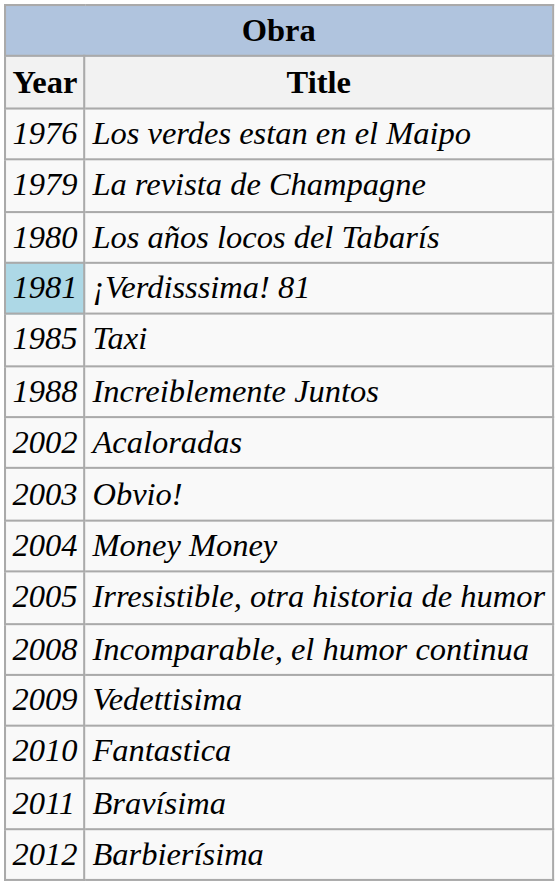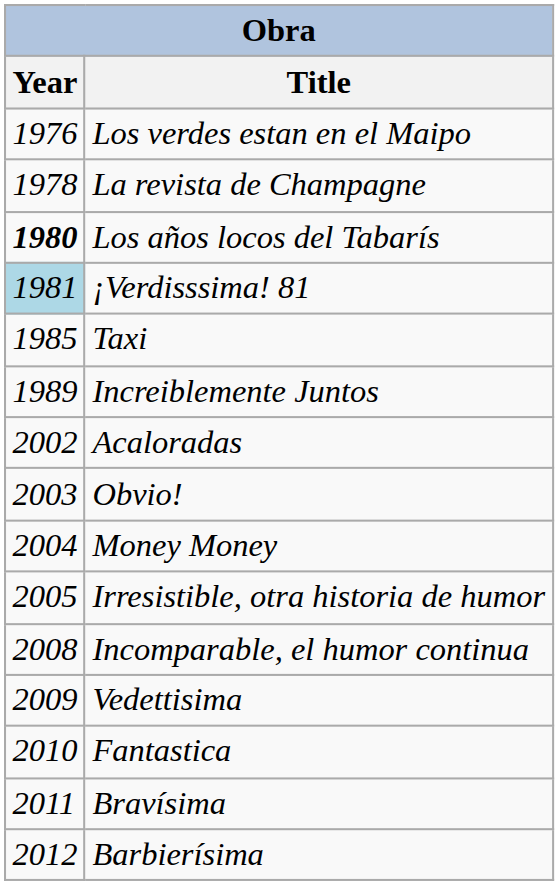(45, 184) 1979 -> (45, 184) 1978
(45, 236) normal -> (45, 236) bold
(45, 390) 1988 -> (45, 390) 1989
